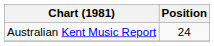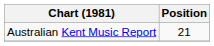(184, 31) 24 -> (184, 31) 21
